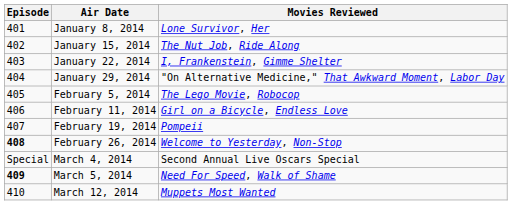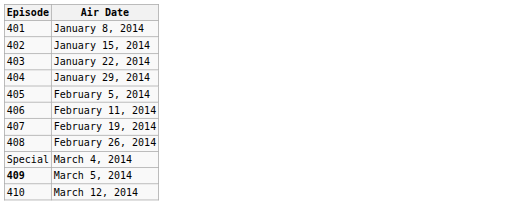- column: (333, 13)
(16, 143) bold -> (16, 143) normal
